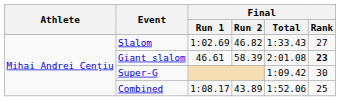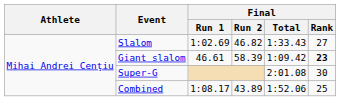(286, 58) 2:01.08 -> (286, 58) 1:09.42
(286, 73) 1:09.42 -> (286, 73) 2:01.08
